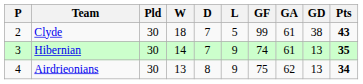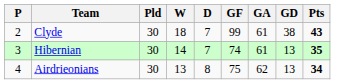- column: (235, 13)
